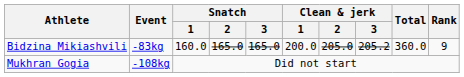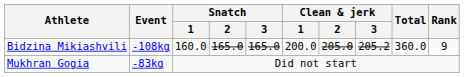(148, 47) -83kg -> (151, 47) -108kg
(151, 64) -108kg -> (148, 64) -83kg
